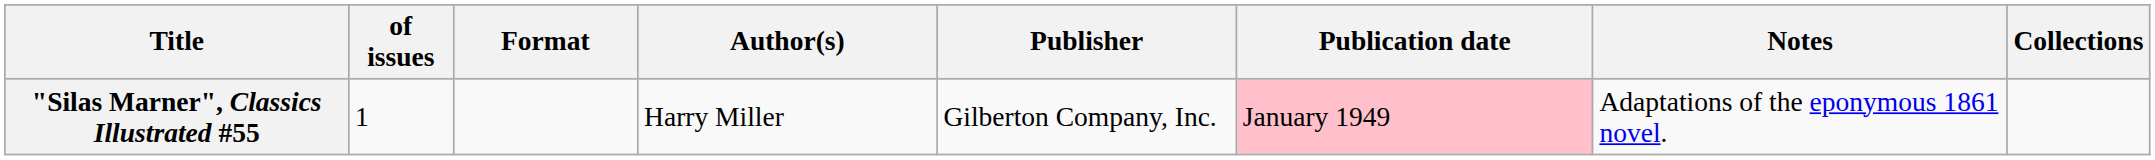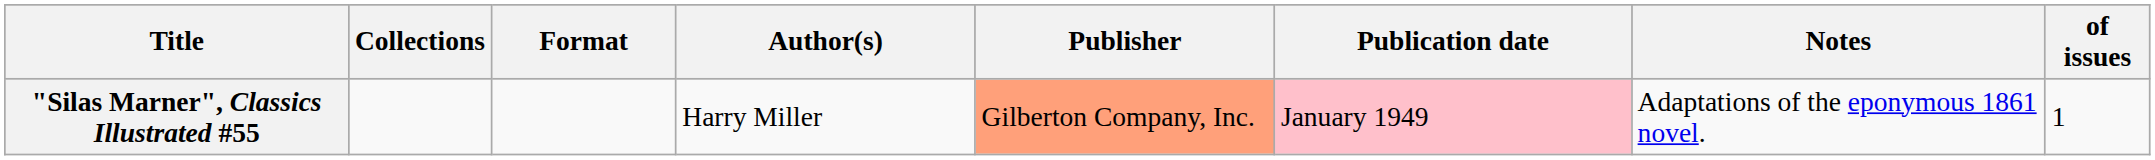columns swapped: (401, 41) <-> (2078, 41)
(1080, 116) no background -> (1118, 116) lightsalmon background
